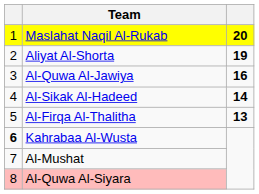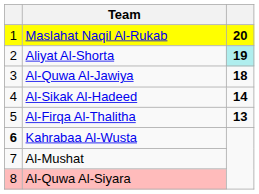(240, 55) no background -> (240, 55) paleturquoise background
(240, 76) 16 -> (240, 76) 18
